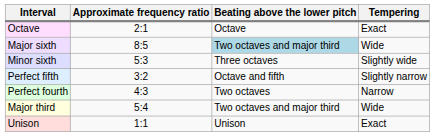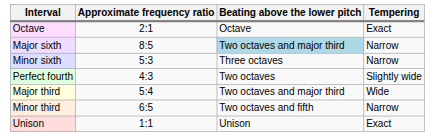(373, 45) Wide -> (382, 45) Narrow
(389, 61) Slightly wide -> (382, 61) Narrow
- row: (33, 76)
(377, 92) Narrow -> (394, 76) Slightly wide
+ row: (36, 108)
